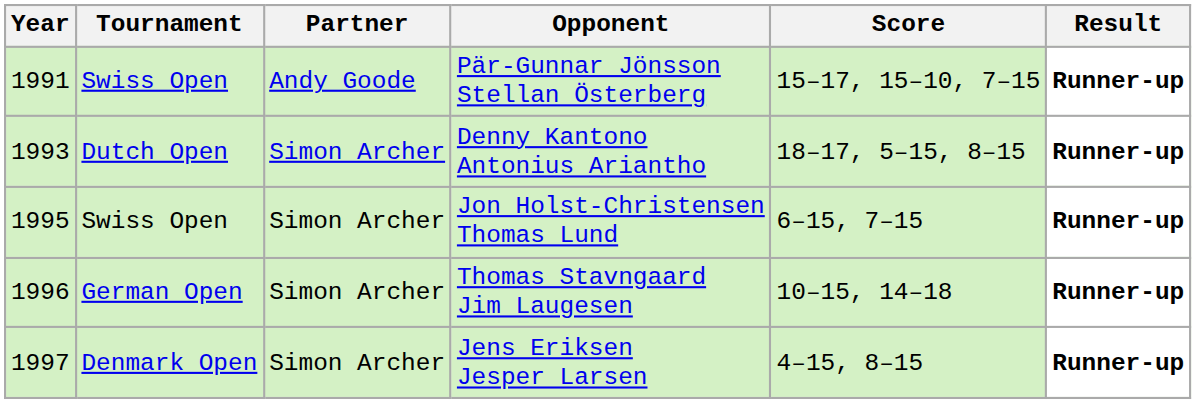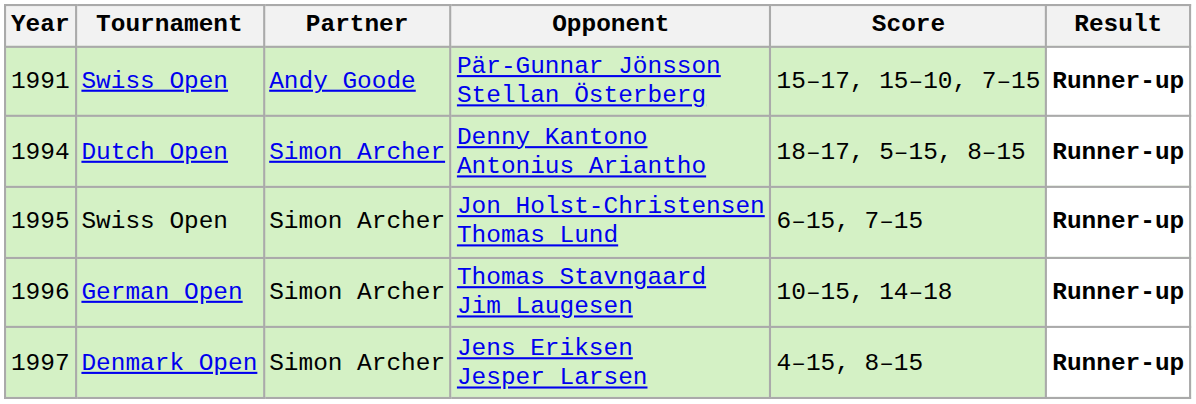(40, 151) 1993 -> (40, 151) 1994
